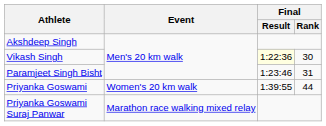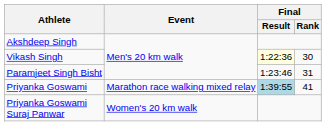(152, 88) Women's 20 km walk -> (181, 88) Marathon race walking mixed relay
(276, 88) no background -> (276, 88) lightblue background
(308, 88) 44 -> (308, 88) 41
(181, 108) Marathon race walking mixed relay -> (152, 108) Women's 20 km walk
